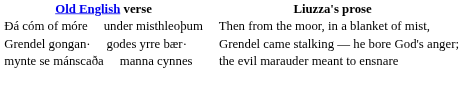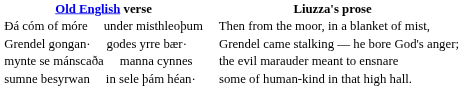+ row: (100, 79)
